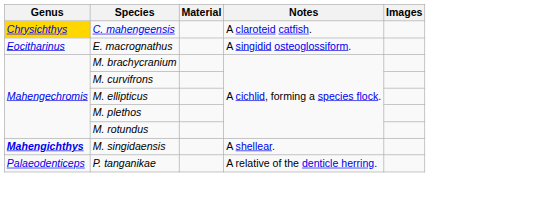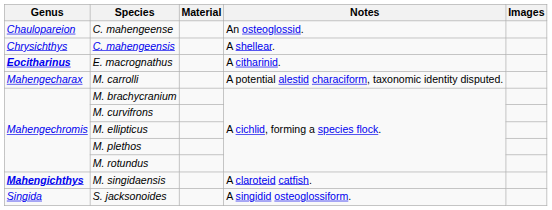+ row: (133, 29)
(37, 29) gold background -> (37, 46) no background
(269, 29) A claroteid catfish. -> (251, 46) A shellear.
(36, 46) normal -> (39, 63) bold
(289, 46) A singidid osteoglossiform. -> (254, 63) A citharinid.
+ row: (116, 79)
(251, 146) A shellear. -> (269, 180) A claroteid catfish.
- row: (124, 163)
+ row: (130, 197)
